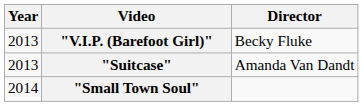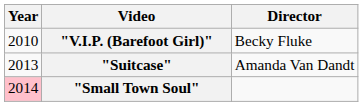(23, 40) 2013 -> (23, 40) 2010
(23, 88) no background -> (23, 88) pink background
